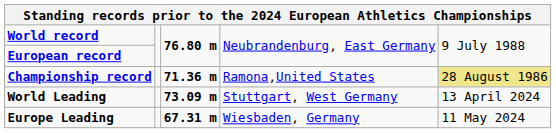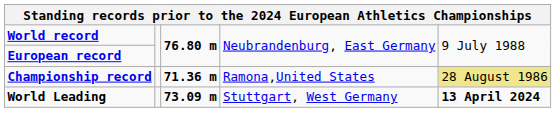(491, 97) normal -> (491, 97) bold
- row: (61, 118)
